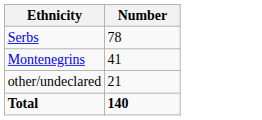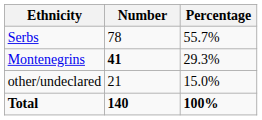+ column: (218, 15)
(115, 59) normal -> (115, 59) bold
